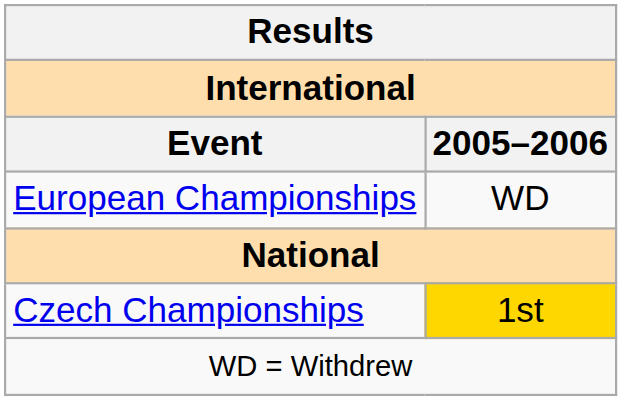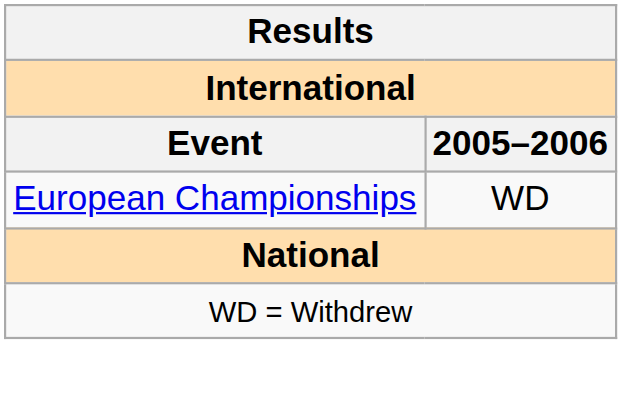- row: (188, 310)
